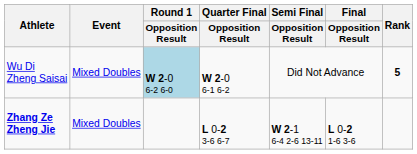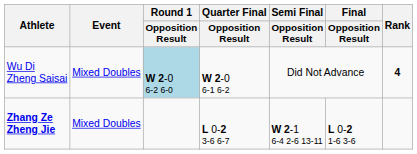(397, 73) 5 -> (397, 73) 4
